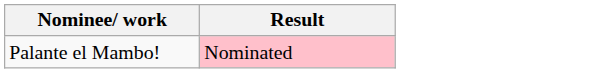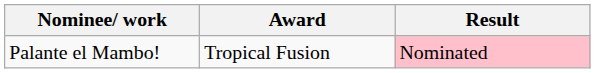+ column: (297, 20)
